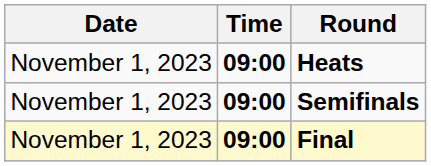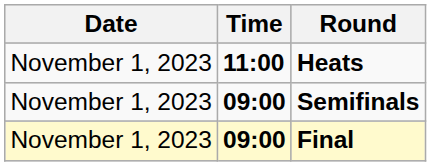(254, 62) 09:00 -> (254, 62) 11:00
